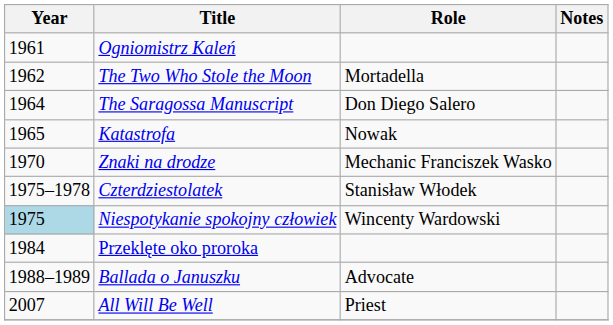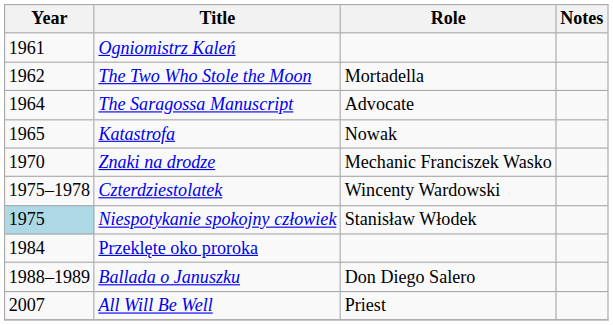(410, 104) Don Diego Salero -> (379, 104) Advocate
(411, 190) Stanisław Włodek -> (423, 190) Wincenty Wardowski
(423, 219) Wincenty Wardowski -> (411, 219) Stanisław Włodek
(379, 276) Advocate -> (410, 276) Don Diego Salero
